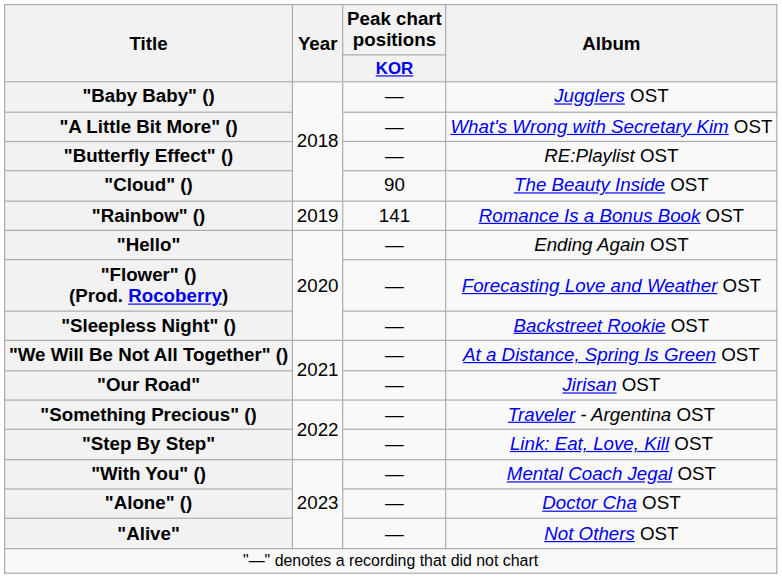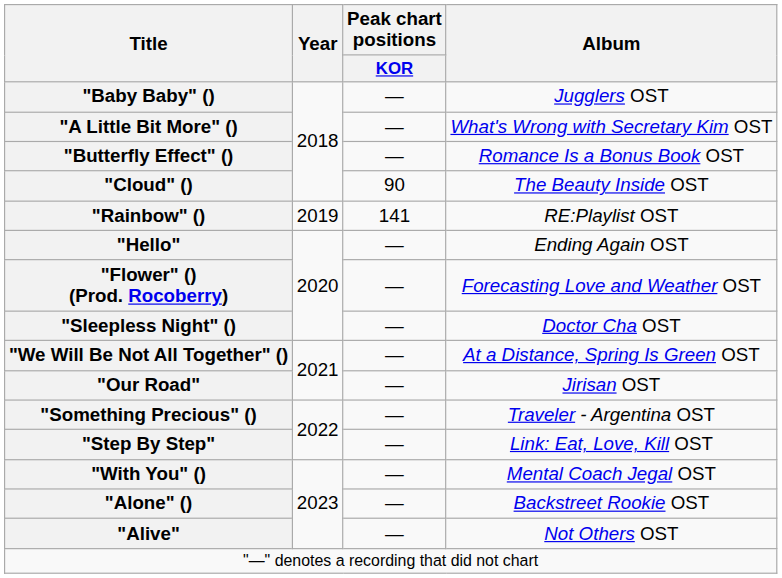(611, 156) RE:Playlist OST -> (611, 156) Romance Is a Bonus Book OST
(611, 215) Romance Is a Bonus Book OST -> (611, 215) RE:Playlist OST
(611, 325) Backstreet Rookie OST -> (611, 325) Doctor Cha OST
(611, 503) Doctor Cha OST -> (611, 503) Backstreet Rookie OST
